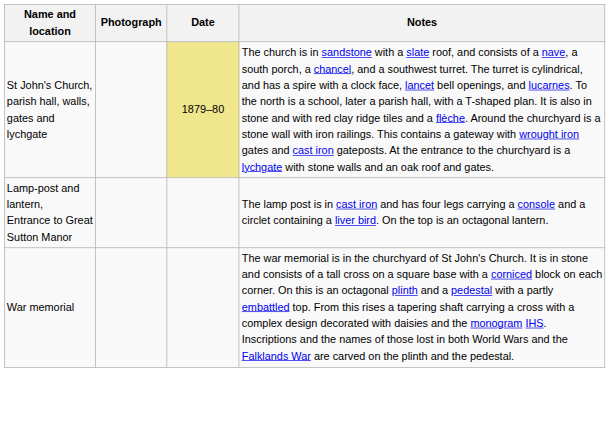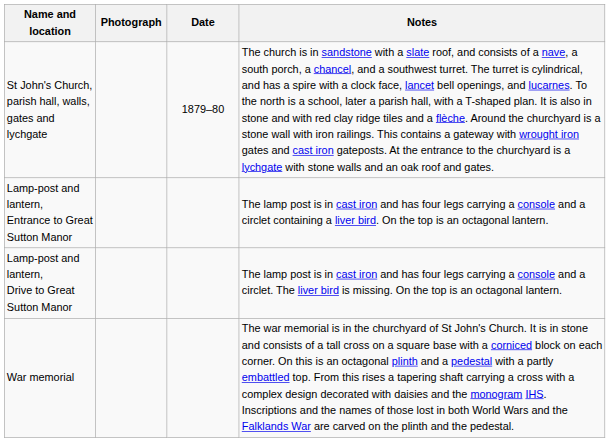(203, 109) khaki background -> (203, 109) no background
+ row: (43, 283)
